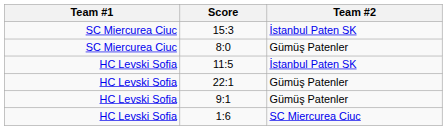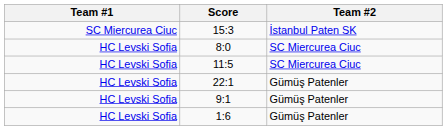(131, 47) SC Miercurea Ciuc -> (138, 47) HC Levski Sofia
(309, 47) Gümüş Patenler -> (315, 47) SC Miercurea Ciuc
(313, 64) İstanbul Paten SK -> (315, 64) SC Miercurea Ciuc
(315, 116) SC Miercurea Ciuc -> (309, 116) Gümüş Patenler
